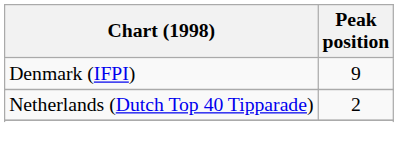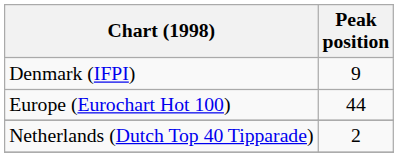+ row: (120, 104)
